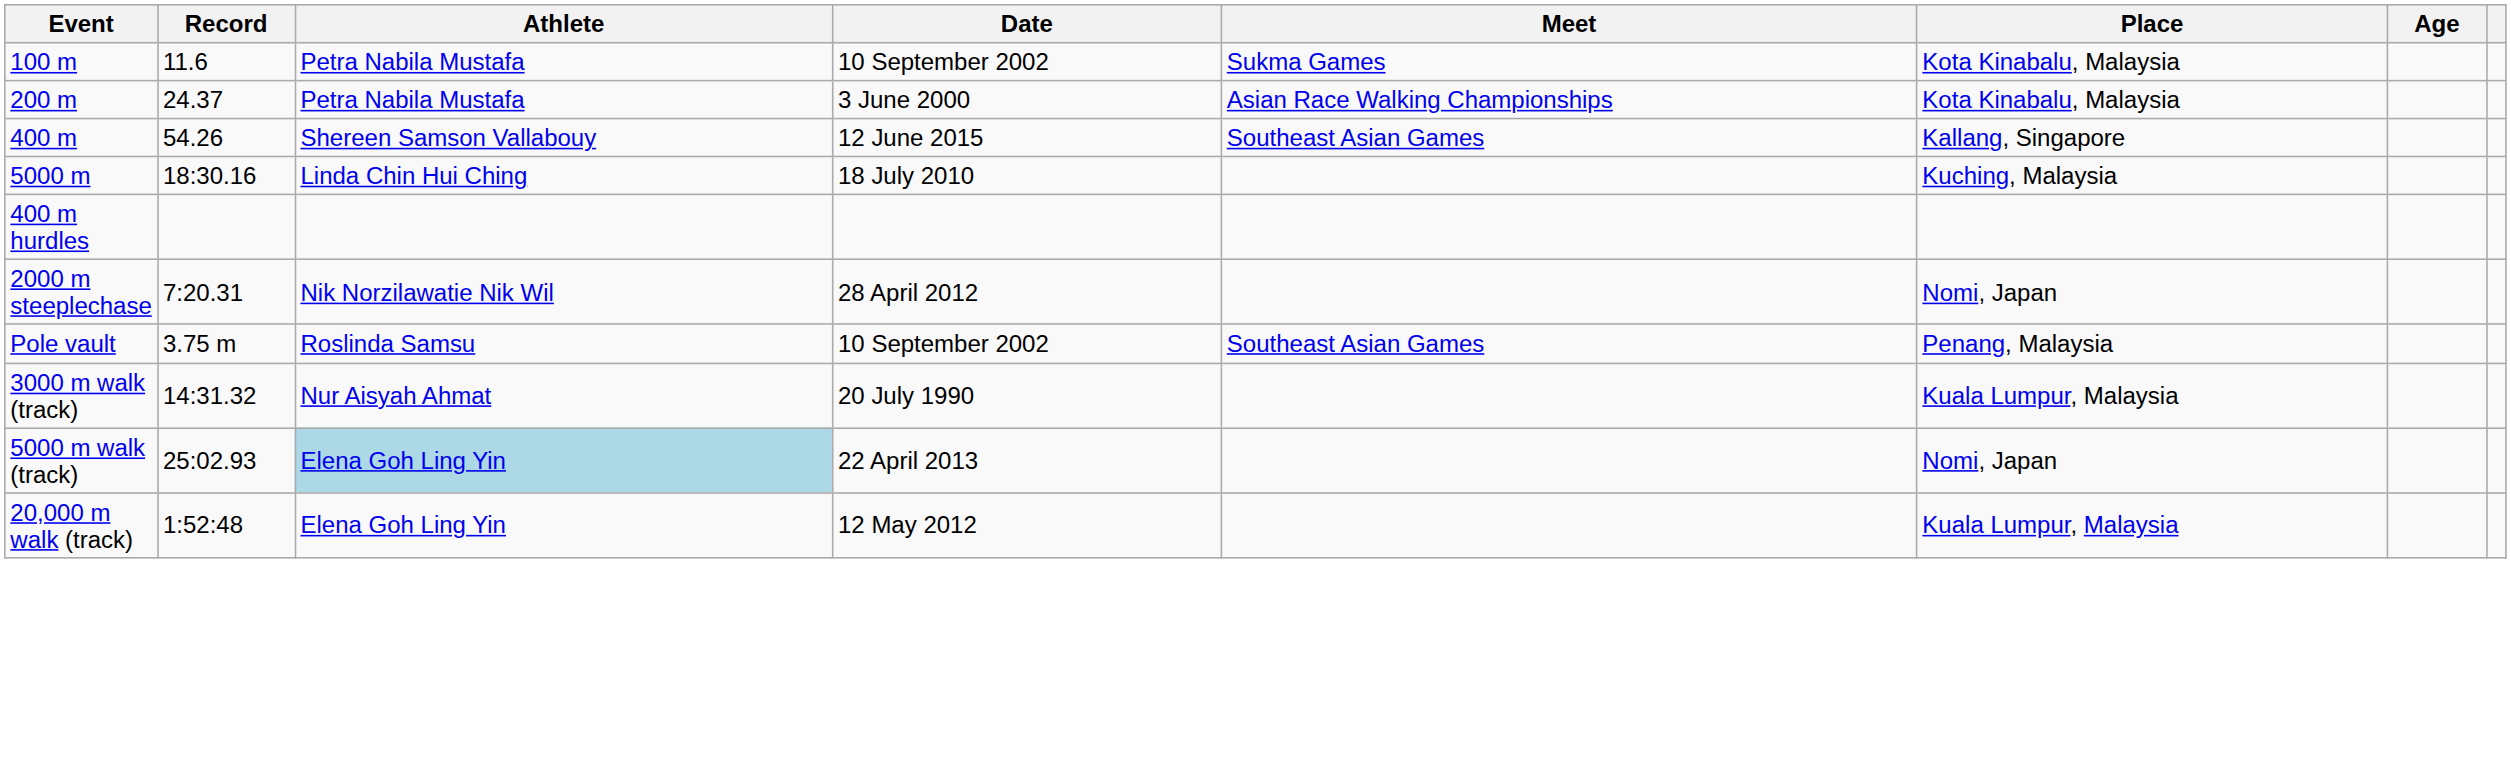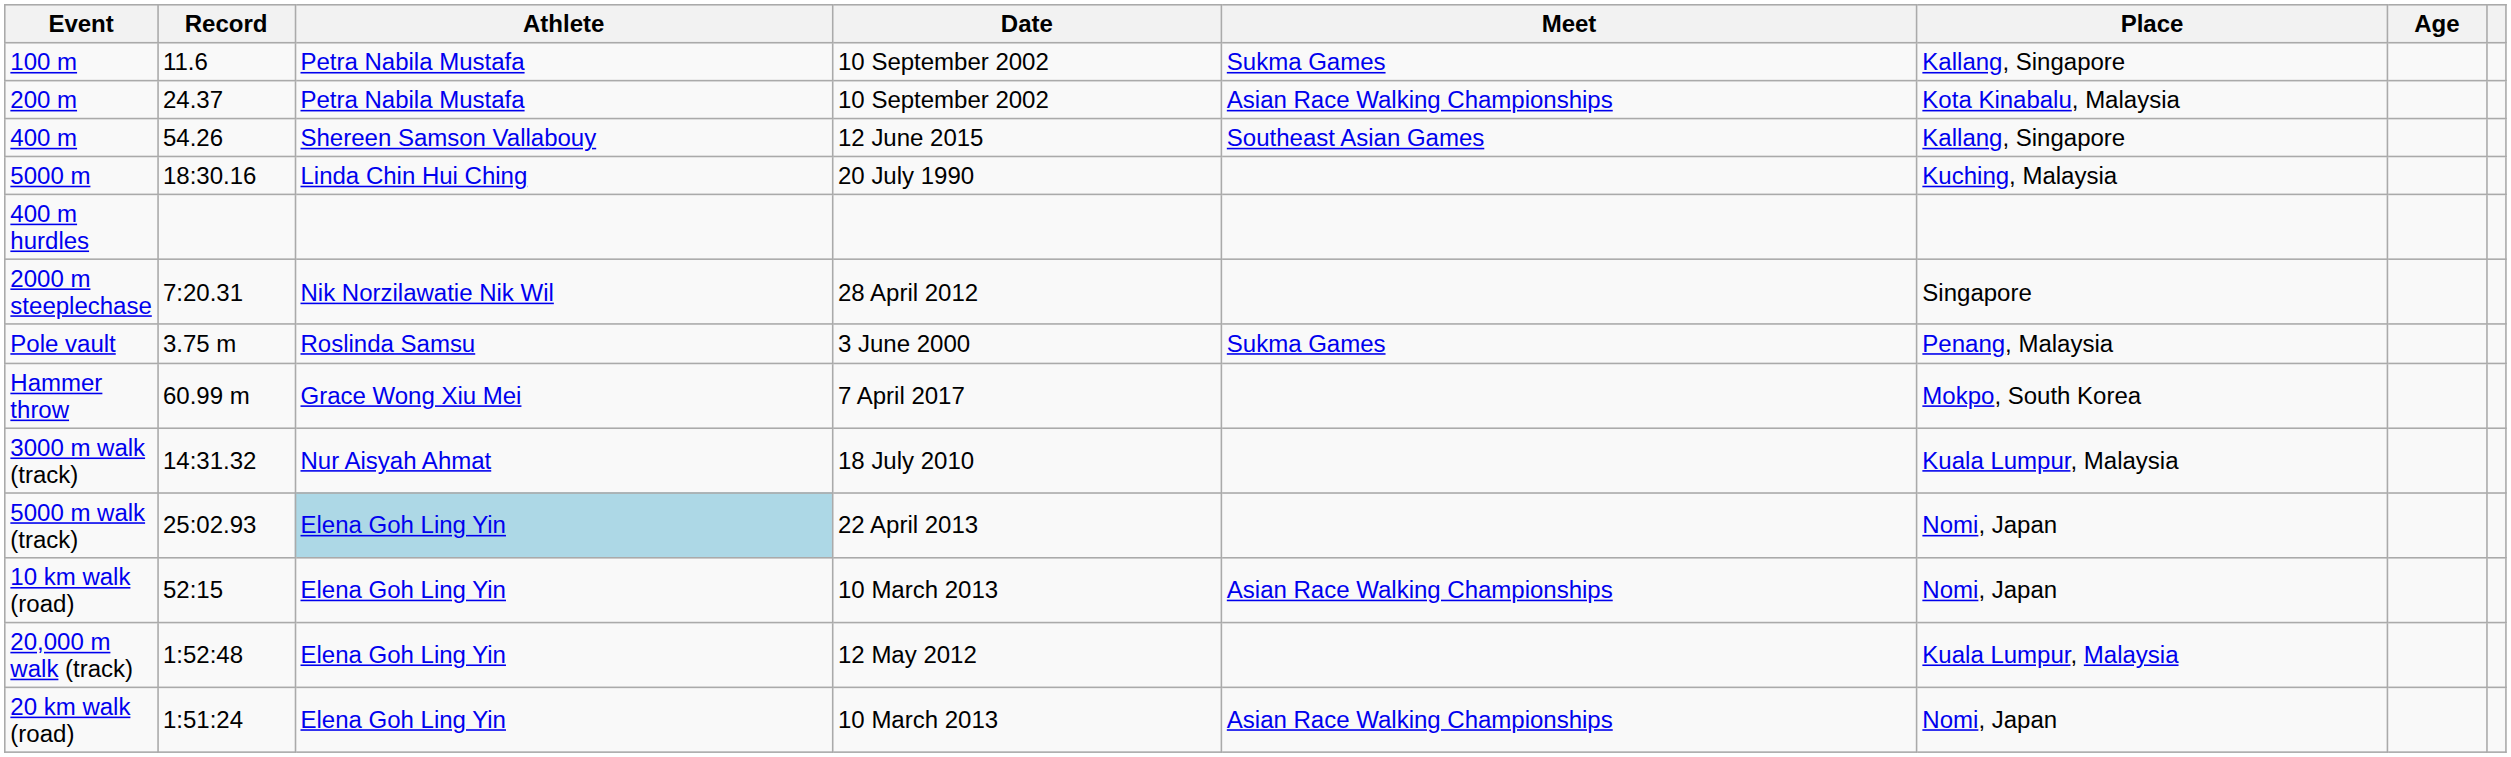(2051, 62) Kota Kinabalu, Malaysia -> (2024, 62) Kallang, Singapore
(904, 100) 3 June 2000 -> (943, 100) 10 September 2002
(906, 176) 18 July 2010 -> (906, 176) 20 July 1990
(1990, 292) Nomi, Japan -> (1977, 292) Singapore
(943, 344) 10 September 2002 -> (904, 344) 3 June 2000
(1356, 344) Southeast Asian Games -> (1306, 344) Sukma Games
+ row: (56, 395)
(906, 395) 20 July 1990 -> (906, 460) 18 July 2010
+ row: (70, 590)
+ row: (70, 720)
